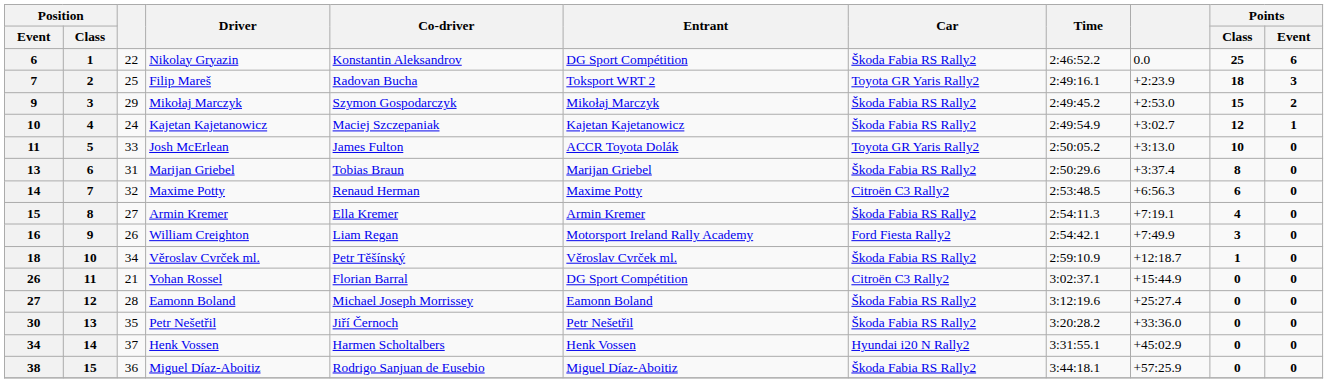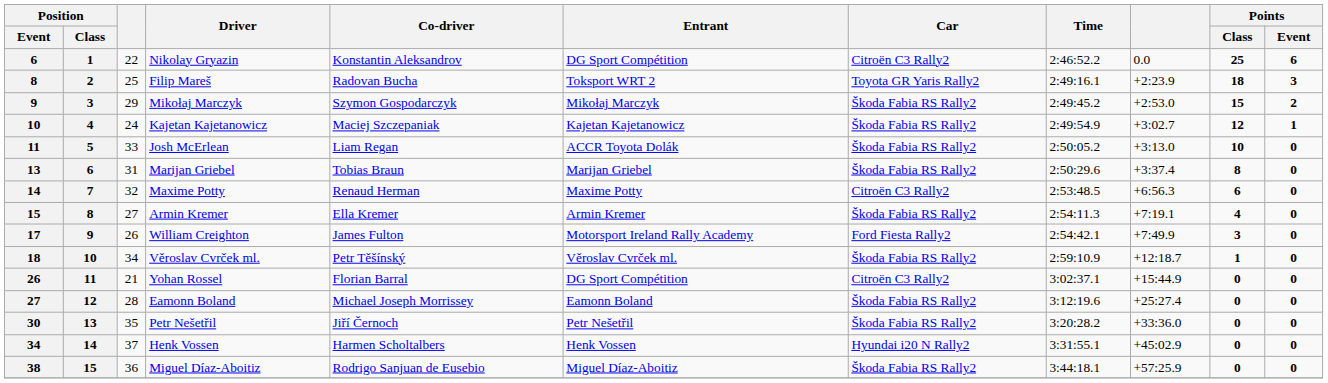(914, 59) Škoda Fabia RS Rally2 -> (900, 59) Citroën C3 Rally2
(34, 81) 7 -> (34, 81) 8
(368, 147) James Fulton -> (365, 147) Liam Regan
(915, 147) Toyota GR Yaris Rally2 -> (914, 147) Škoda Fabia RS Rally2
(34, 234) 16 -> (34, 234) 17
(365, 234) Liam Regan -> (368, 234) James Fulton
